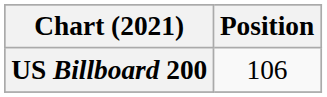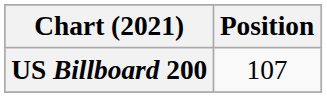(267, 69) 106 -> (267, 69) 107
